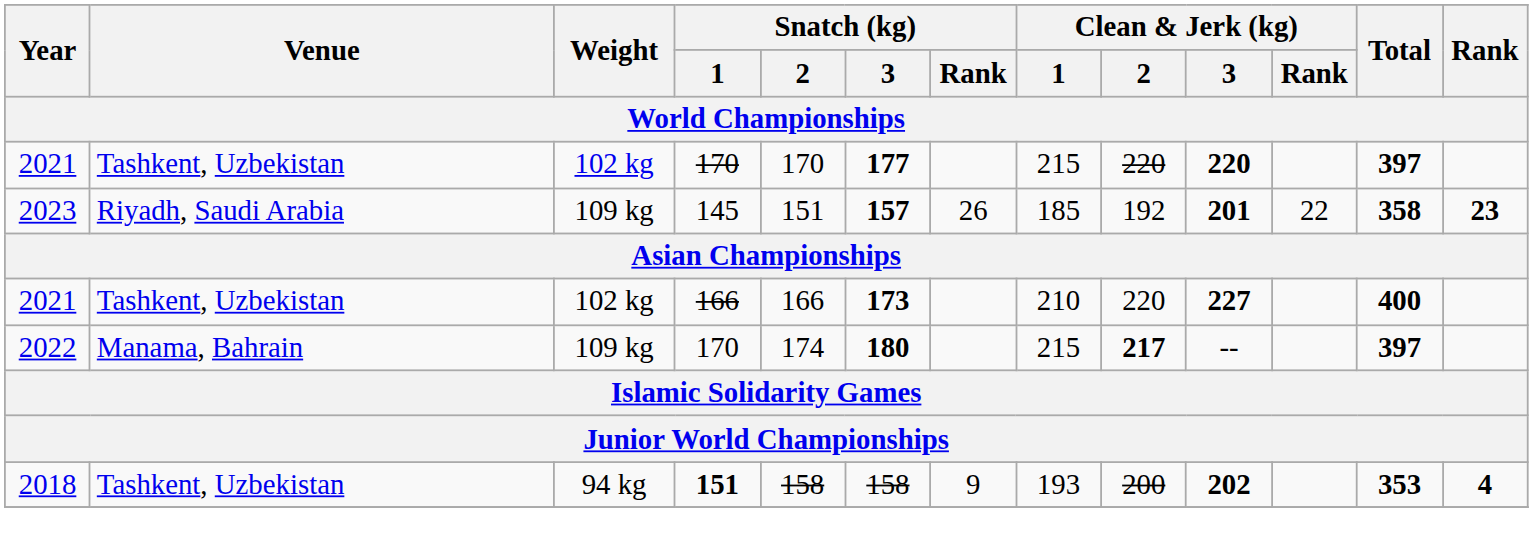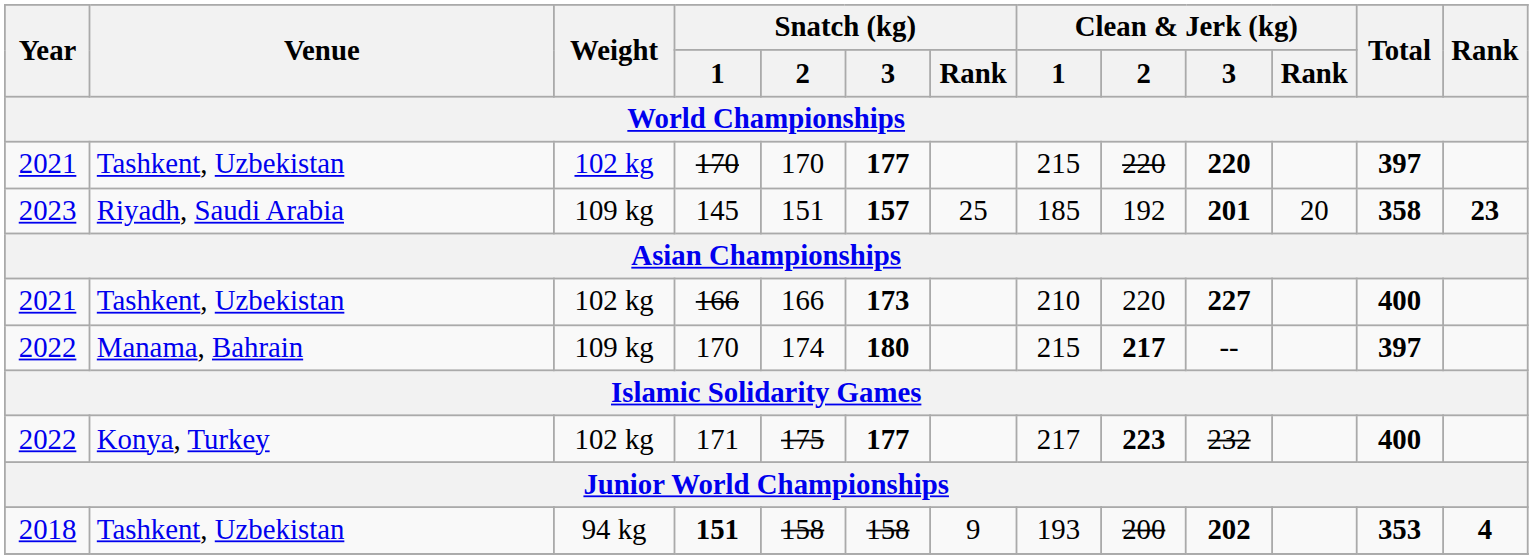(973, 210) 26 -> (973, 210) 25
(1314, 210) 22 -> (1314, 210) 20
+ row: (48, 438)
